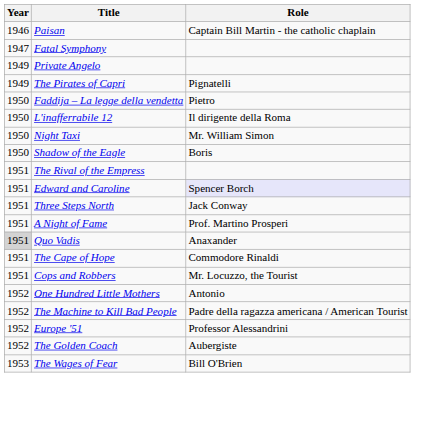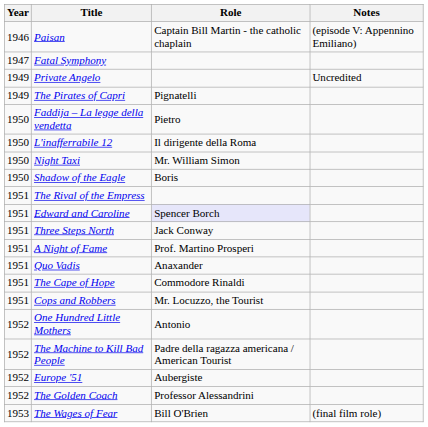+ column: (367, 13)
(18, 240) lightgrey background -> (18, 265) no background
(238, 328) Professor Alessandrini -> (178, 378) Aubergiste
(213, 345) Aubergiste -> (204, 395) Professor Alessandrini
